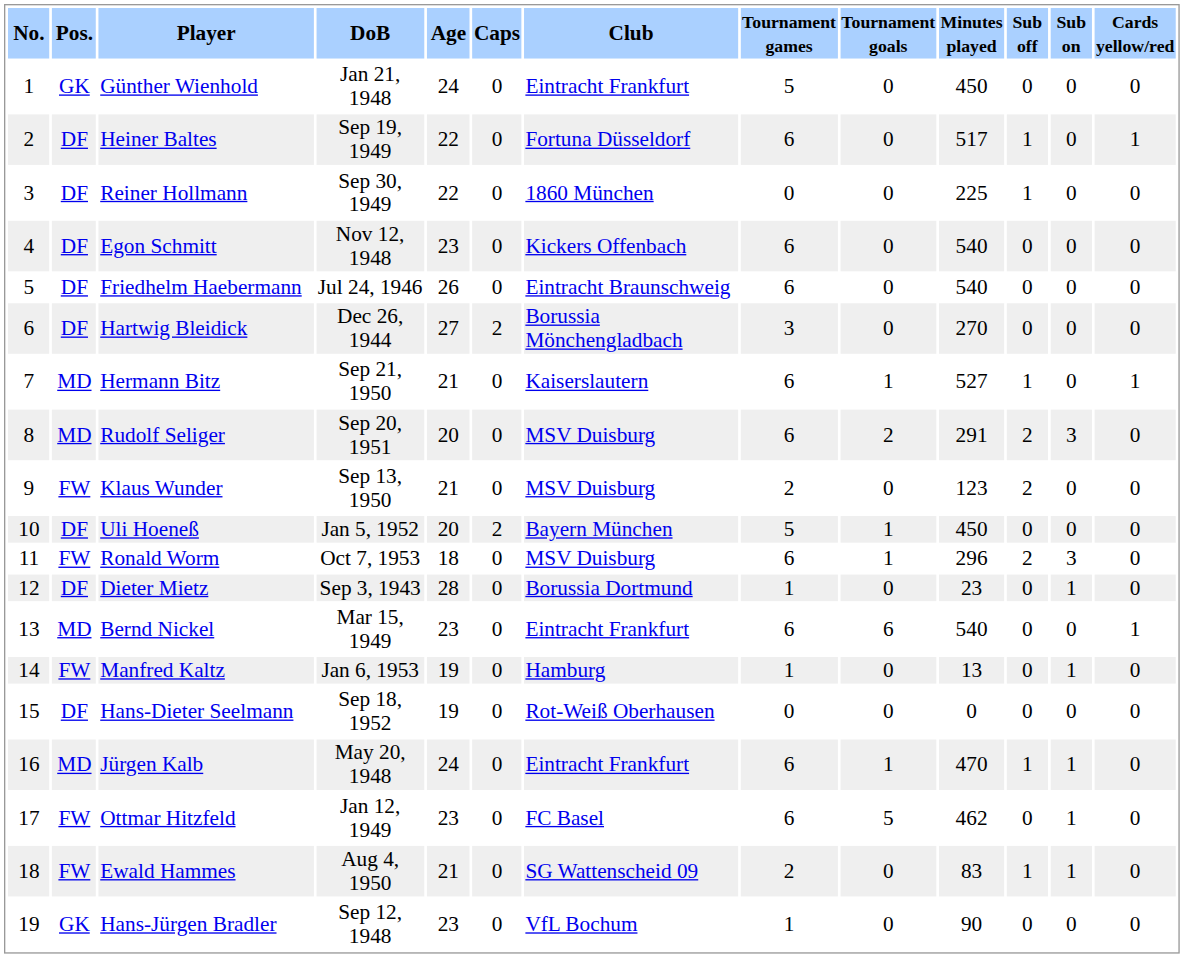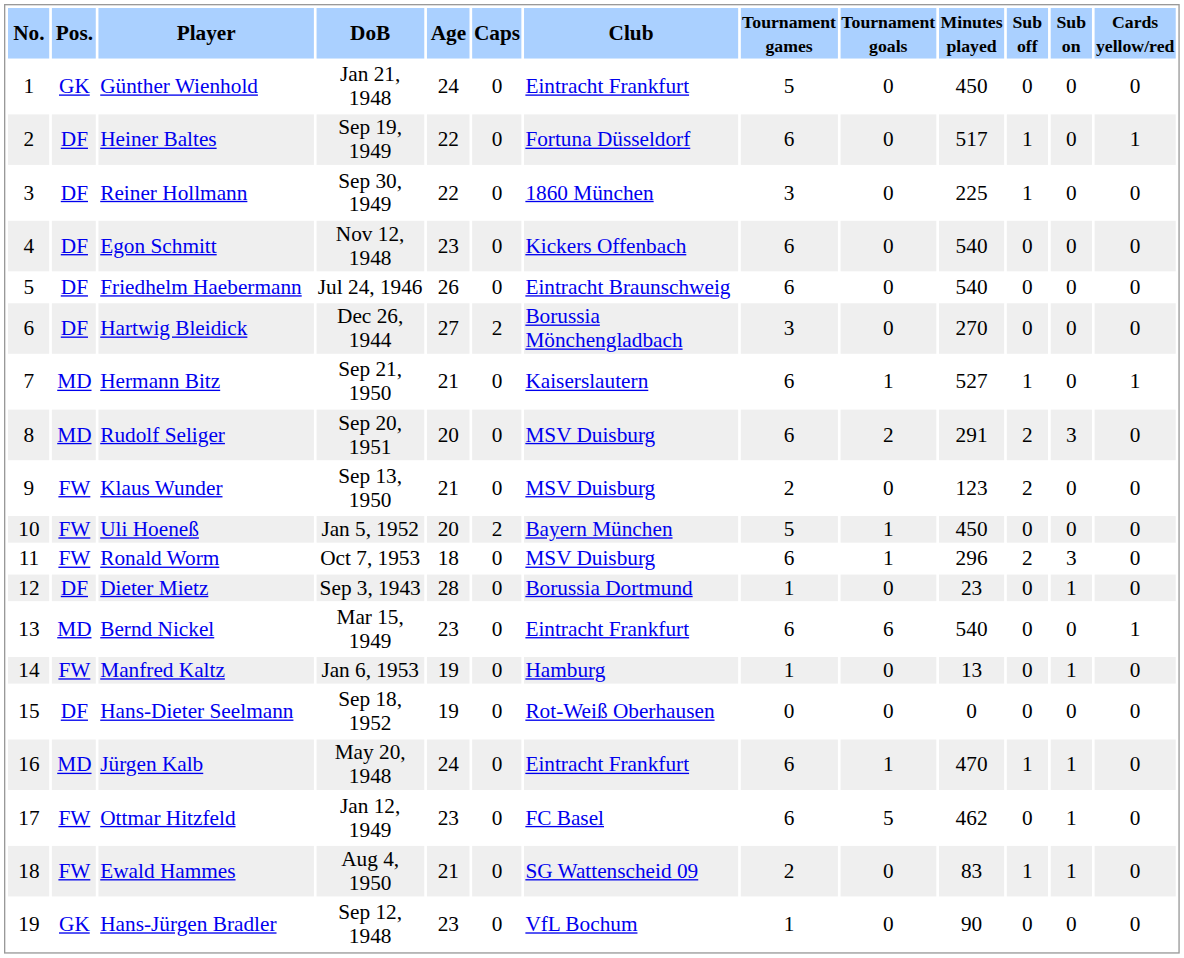(789, 192) 0 -> (789, 192) 3
(74, 529) DF -> (74, 529) FW
